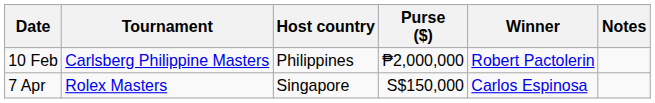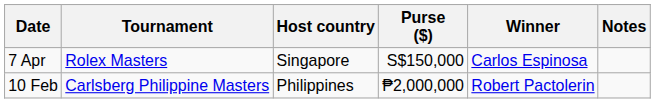rows swapped: (33, 60) <-> (27, 86)
